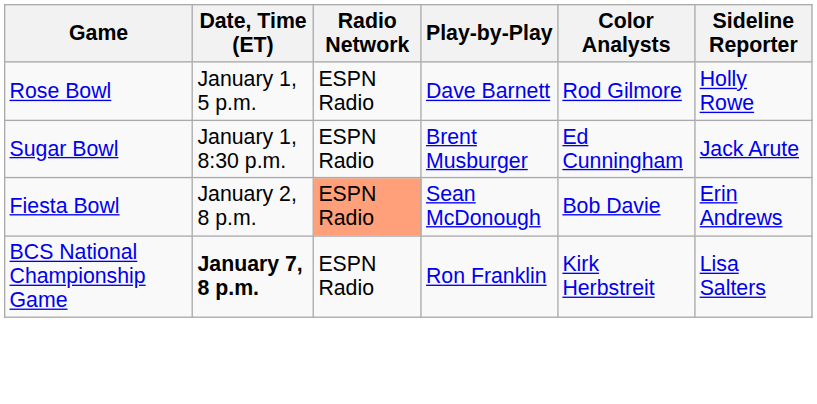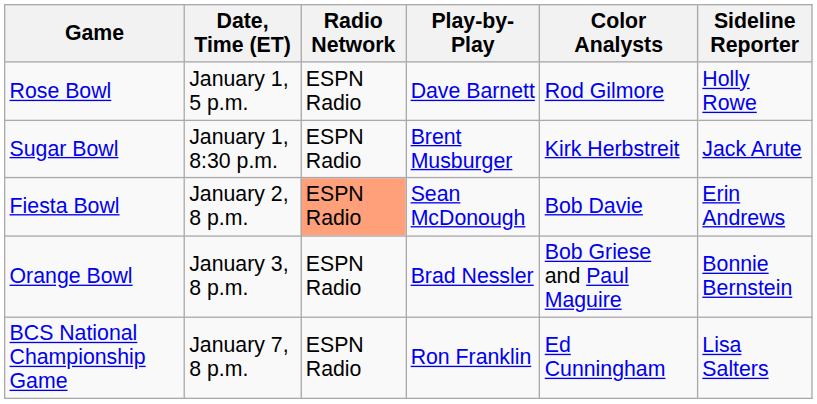(623, 148) Ed Cunningham -> (612, 148) Kirk Herbstreit
+ row: (71, 276)
(250, 276) bold -> (239, 357) normal
(609, 276) Kirk Herbstreit -> (605, 357) Ed Cunningham
